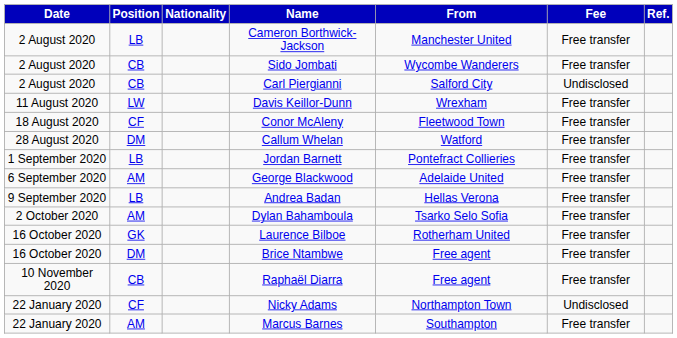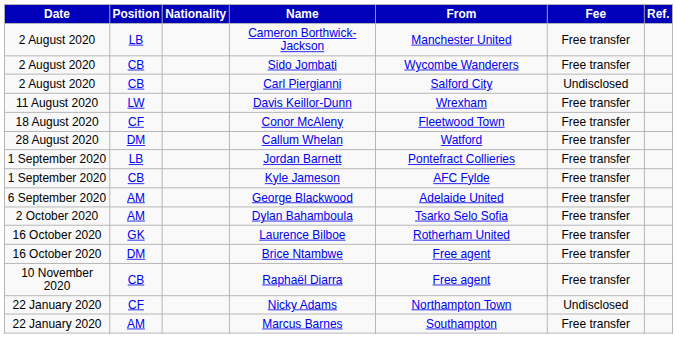+ row: (302, 179)
- row: (302, 197)
